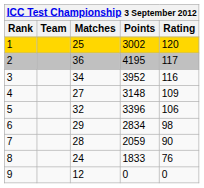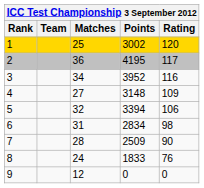(134, 110) 3396 -> (134, 110) 3394
(78, 126) 29 -> (78, 126) 31
(134, 142) 2059 -> (134, 142) 2509
